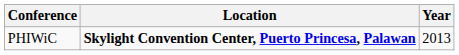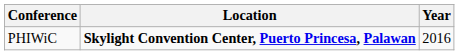(437, 38) 2013 -> (437, 38) 2016
